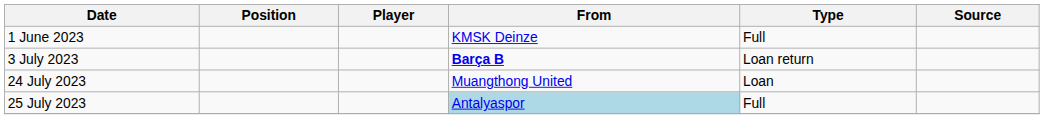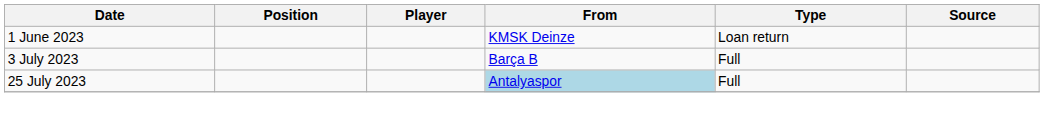(754, 37) Full -> (753, 37) Loan return
(478, 59) bold -> (513, 59) normal
(778, 59) Loan return -> (729, 59) Full
- row: (47, 81)
